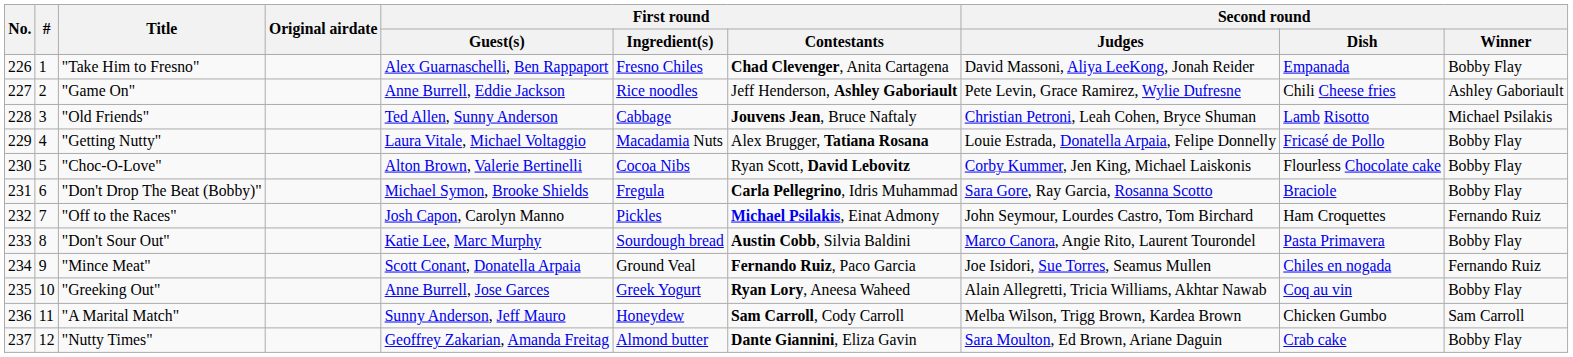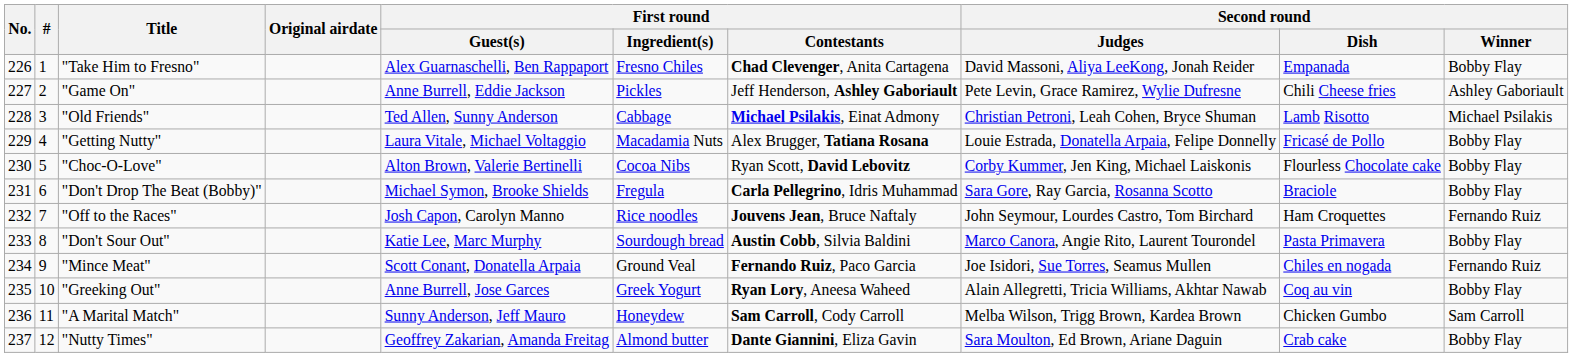(657, 91) Rice noodles -> (639, 91) Pickles
(824, 116) Jouvens Jean, Bruce Naftaly -> (835, 116) Michael Psilakis, Einat Admony
(639, 215) Pickles -> (657, 215) Rice noodles
(835, 215) Michael Psilakis, Einat Admony -> (824, 215) Jouvens Jean, Bruce Naftaly
